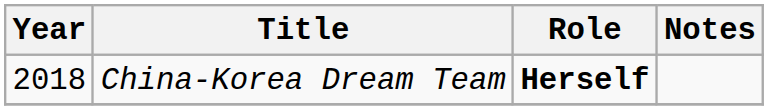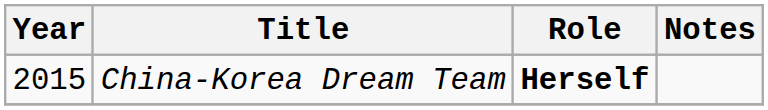(49, 80) 2018 -> (49, 80) 2015
